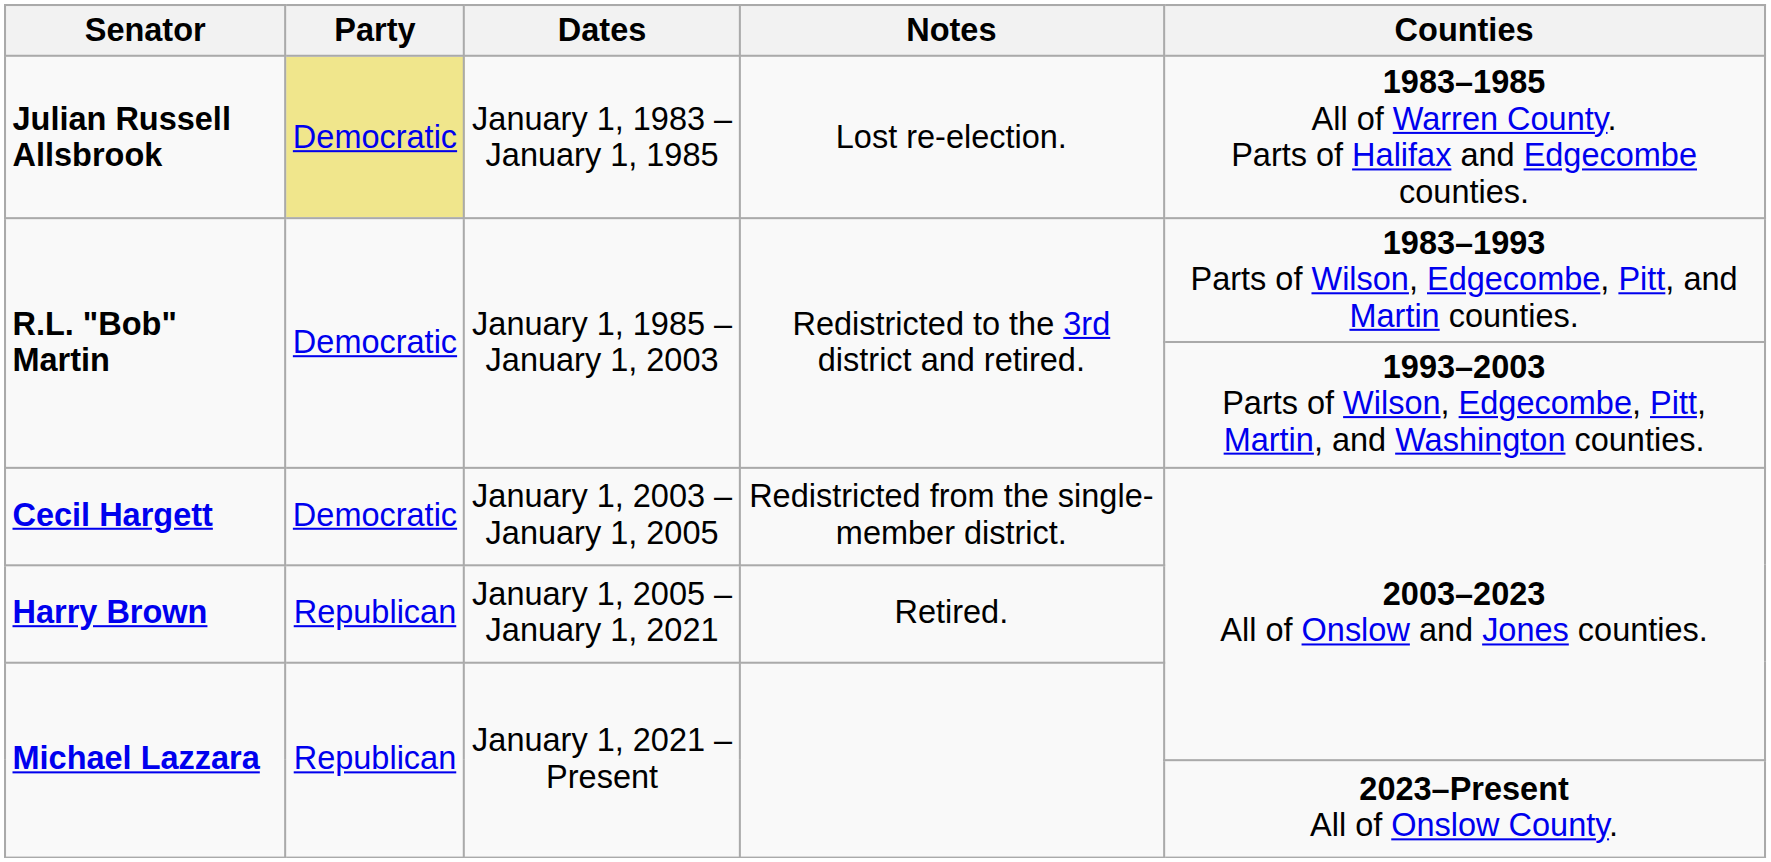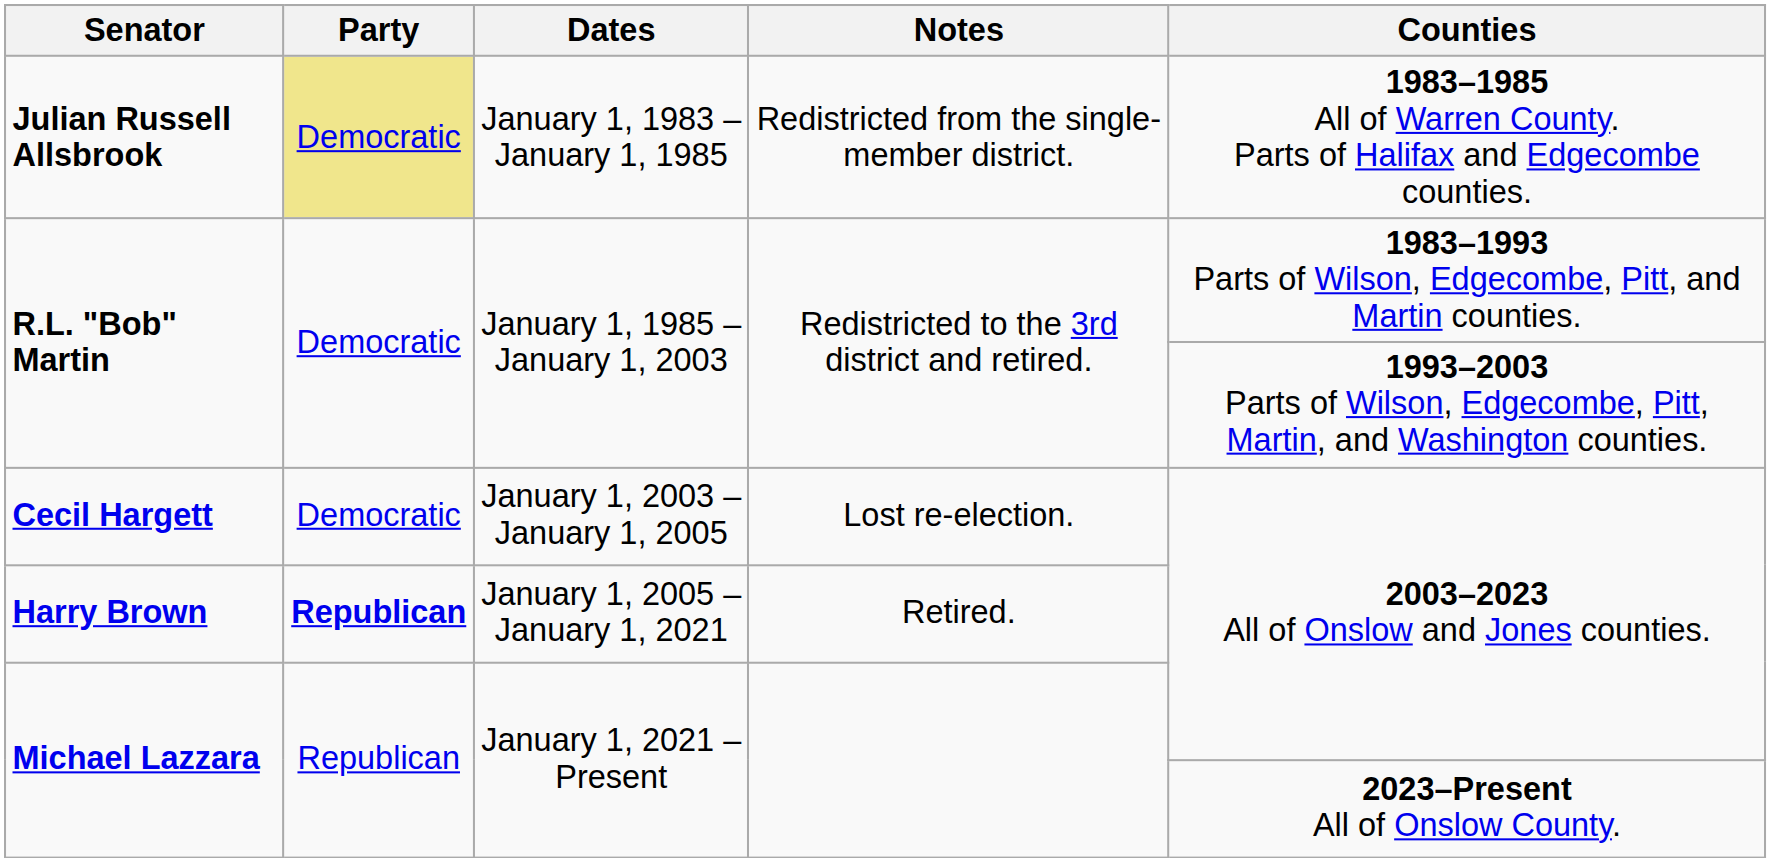(951, 136) Lost re-election. -> (959, 136) Redistricted from the single-member district.
(951, 515) Redistricted from the single-member district. -> (959, 515) Lost re-election.
(375, 612) normal -> (379, 612) bold
